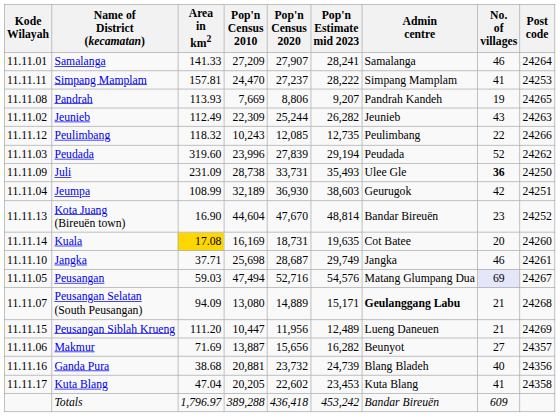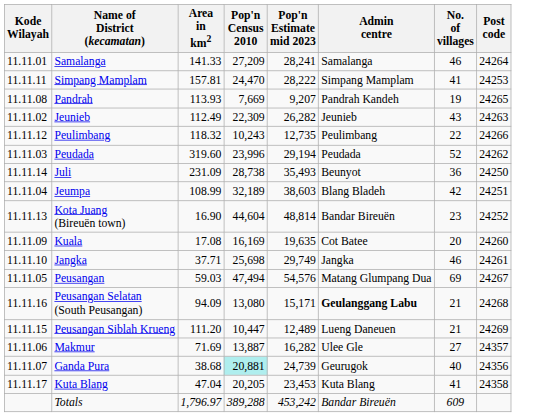- column: (289, 28)
(27, 172) 11.11.09 -> (27, 172) 11.11.14
(385, 172) Ulee Gle -> (341, 172) Beunyot
(499, 172) bold -> (455, 172) normal
(388, 191) Geurugok -> (353, 191) Blang Bladeh
(27, 241) 11.11.14 -> (27, 241) 11.11.09
(208, 241) gold background -> (208, 241) no background
(499, 278) lavender background -> (455, 278) no background
(27, 303) 11.11.07 -> (27, 303) 11.11.16
(384, 347) Beunyot -> (342, 347) Ulee Gle
(27, 365) 11.11.16 -> (27, 365) 11.11.07
(249, 365) no background -> (249, 365) paleturquoise background
(397, 365) Blang Bladeh -> (345, 365) Geurugok
